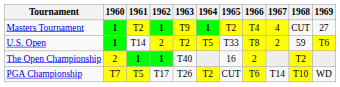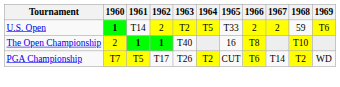- row: (45, 27)
(254, 43) T8 -> (254, 27) 2
(254, 59) 2 -> (254, 43) T8
(301, 59) T2 -> (301, 43) T10
(301, 74) T10 -> (301, 59) T2
